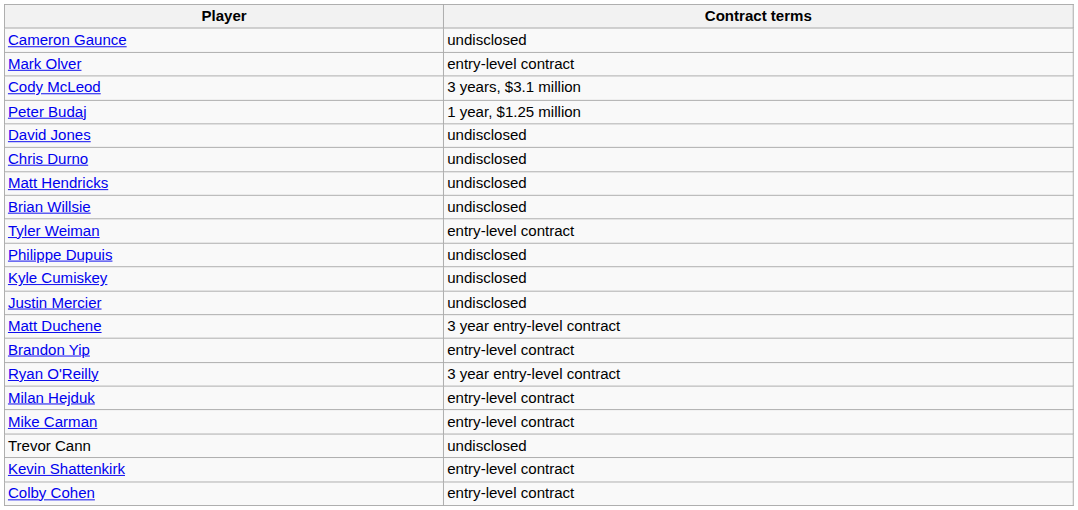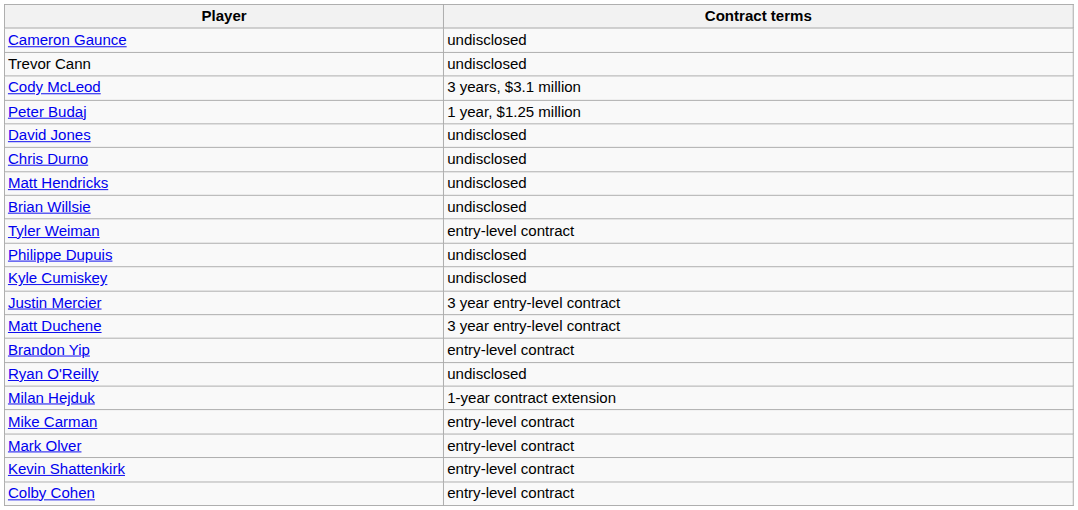rows swapped: (49, 445) <-> (45, 64)
(487, 302) undisclosed -> (534, 302) 3 year entry-level contract
(534, 374) 3 year entry-level contract -> (487, 374) undisclosed
(511, 398) entry-level contract -> (532, 398) 1-year contract extension
